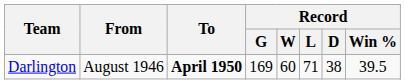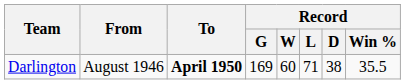(373, 66) 39.5 -> (373, 66) 35.5
